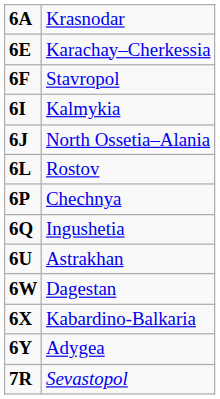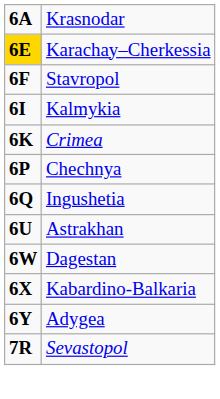(20, 49) no background -> (20, 49) gold background
- row: (128, 139)
+ row: (74, 139)
- row: (73, 169)
